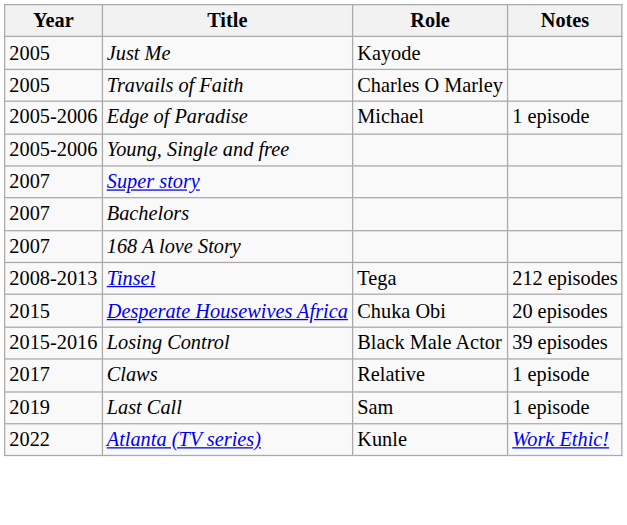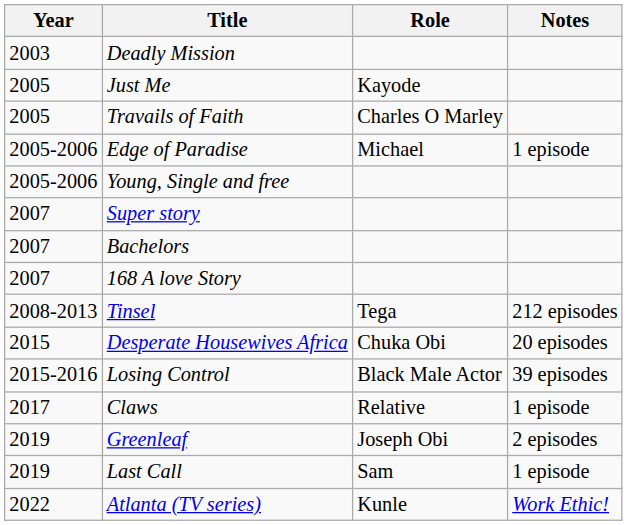+ row: (171, 52)
+ row: (147, 439)
